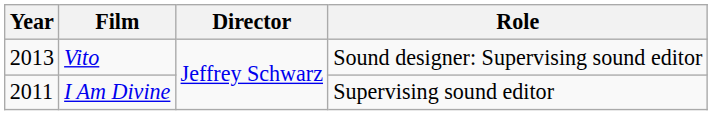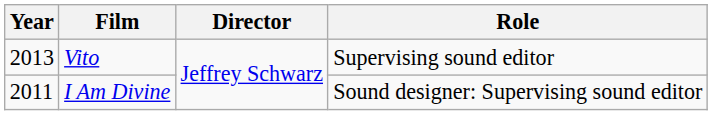(518, 57) Sound designer: Supervising sound editor -> (444, 57) Supervising sound editor
(444, 92) Supervising sound editor -> (518, 92) Sound designer: Supervising sound editor
